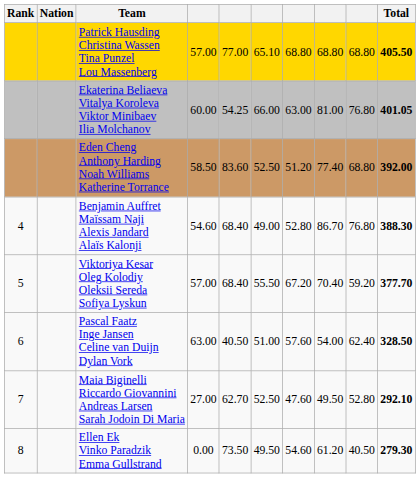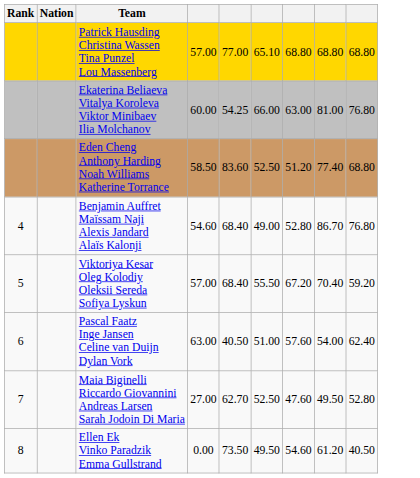- column: (396, 13)
